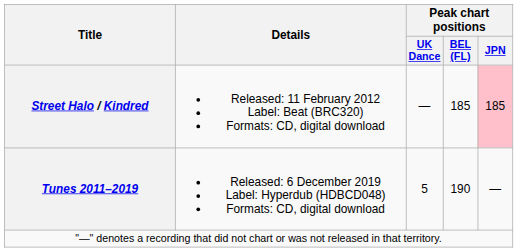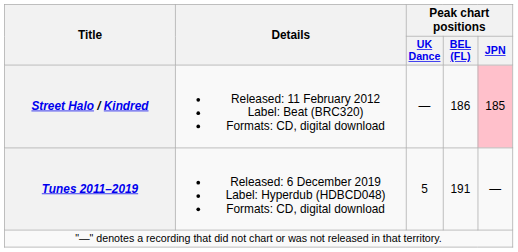(460, 106) 185 -> (460, 106) 186
(460, 188) 190 -> (460, 188) 191
